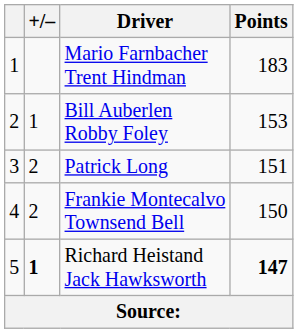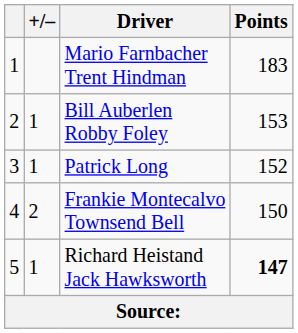(33, 166) 2 -> (33, 166) 1
(273, 166) 151 -> (273, 166) 152
(33, 267) bold -> (33, 267) normal
